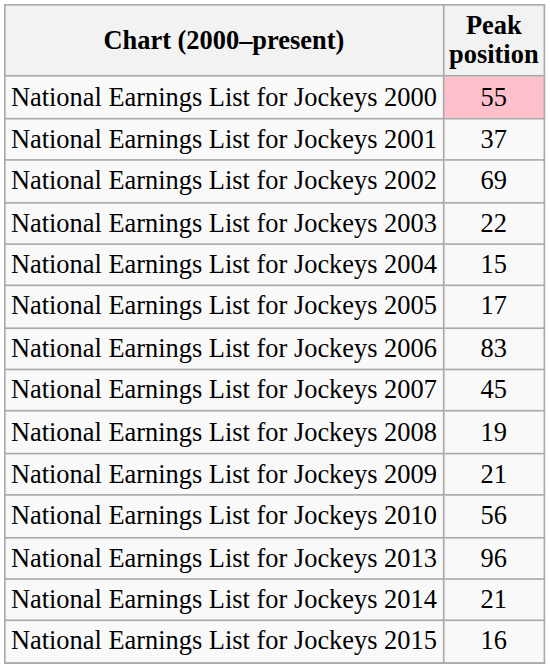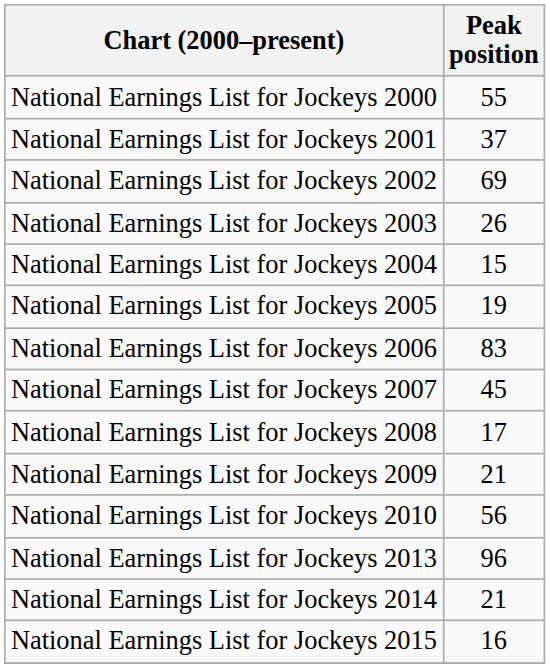(494, 97) pink background -> (494, 97) no background
(494, 222) 22 -> (494, 222) 26
(494, 306) 17 -> (494, 306) 19
(494, 431) 19 -> (494, 431) 17
